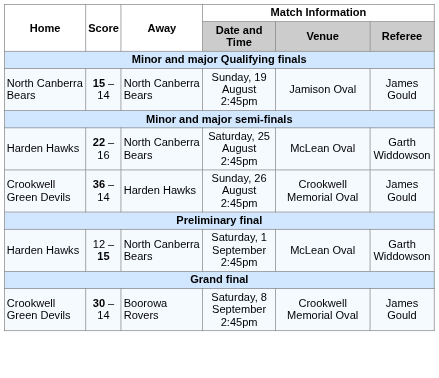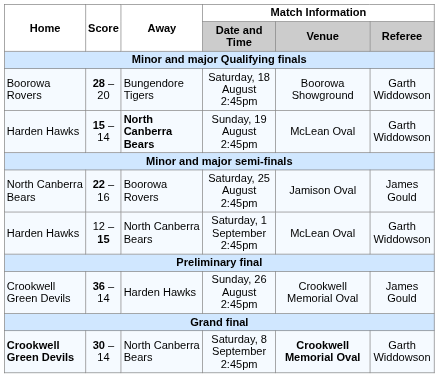+ row: (239, 89)
(45, 89) North Canberra Bears -> (43, 131) Harden Hawks
(162, 89) normal -> (148, 131) bold
(323, 89) Jamison Oval -> (323, 131) McLean Oval
(402, 89) James Gould -> (402, 131) Garth Widdowson
(43, 149) Harden Hawks -> (45, 191) North Canberra Bears
(162, 149) North Canberra Bears -> (145, 191) Boorowa Rovers
(323, 149) McLean Oval -> (323, 191) Jamison Oval
(402, 149) Garth Widdowson -> (402, 191) James Gould
rows swapped: (239, 191) <-> (239, 250)
(39, 309) normal -> (41, 351) bold
(145, 309) Boorowa Rovers -> (162, 351) North Canberra Bears
(323, 309) normal -> (323, 351) bold
(402, 309) James Gould -> (402, 351) Garth Widdowson
